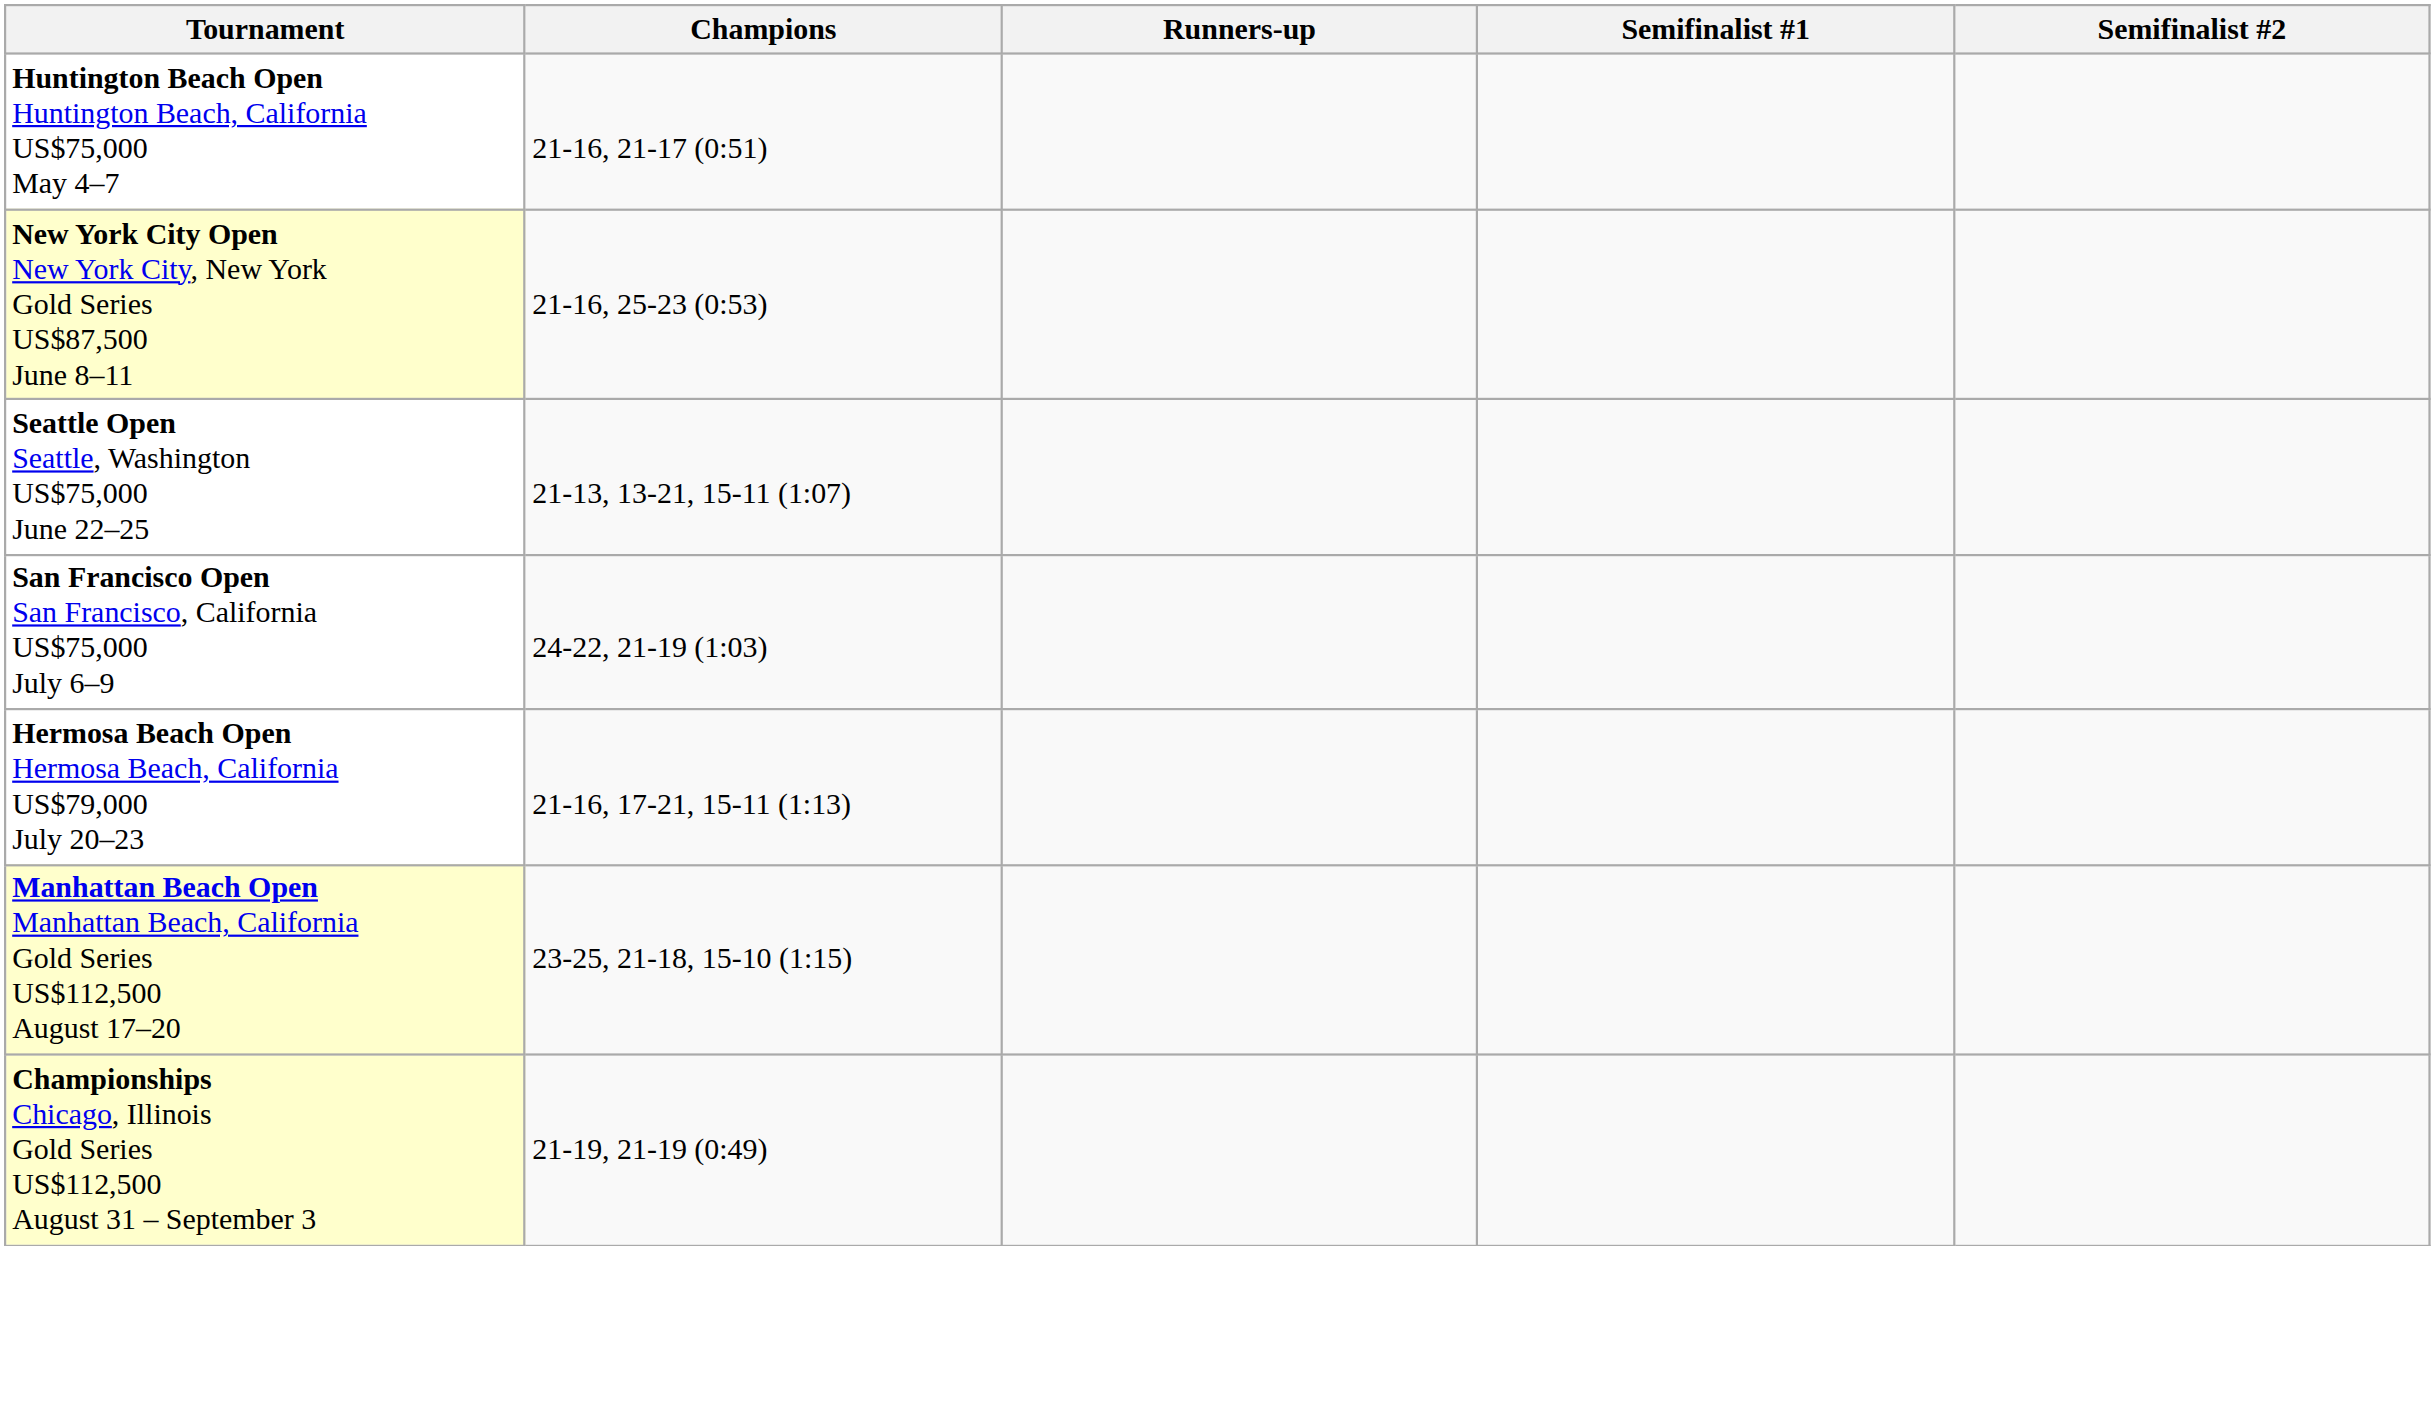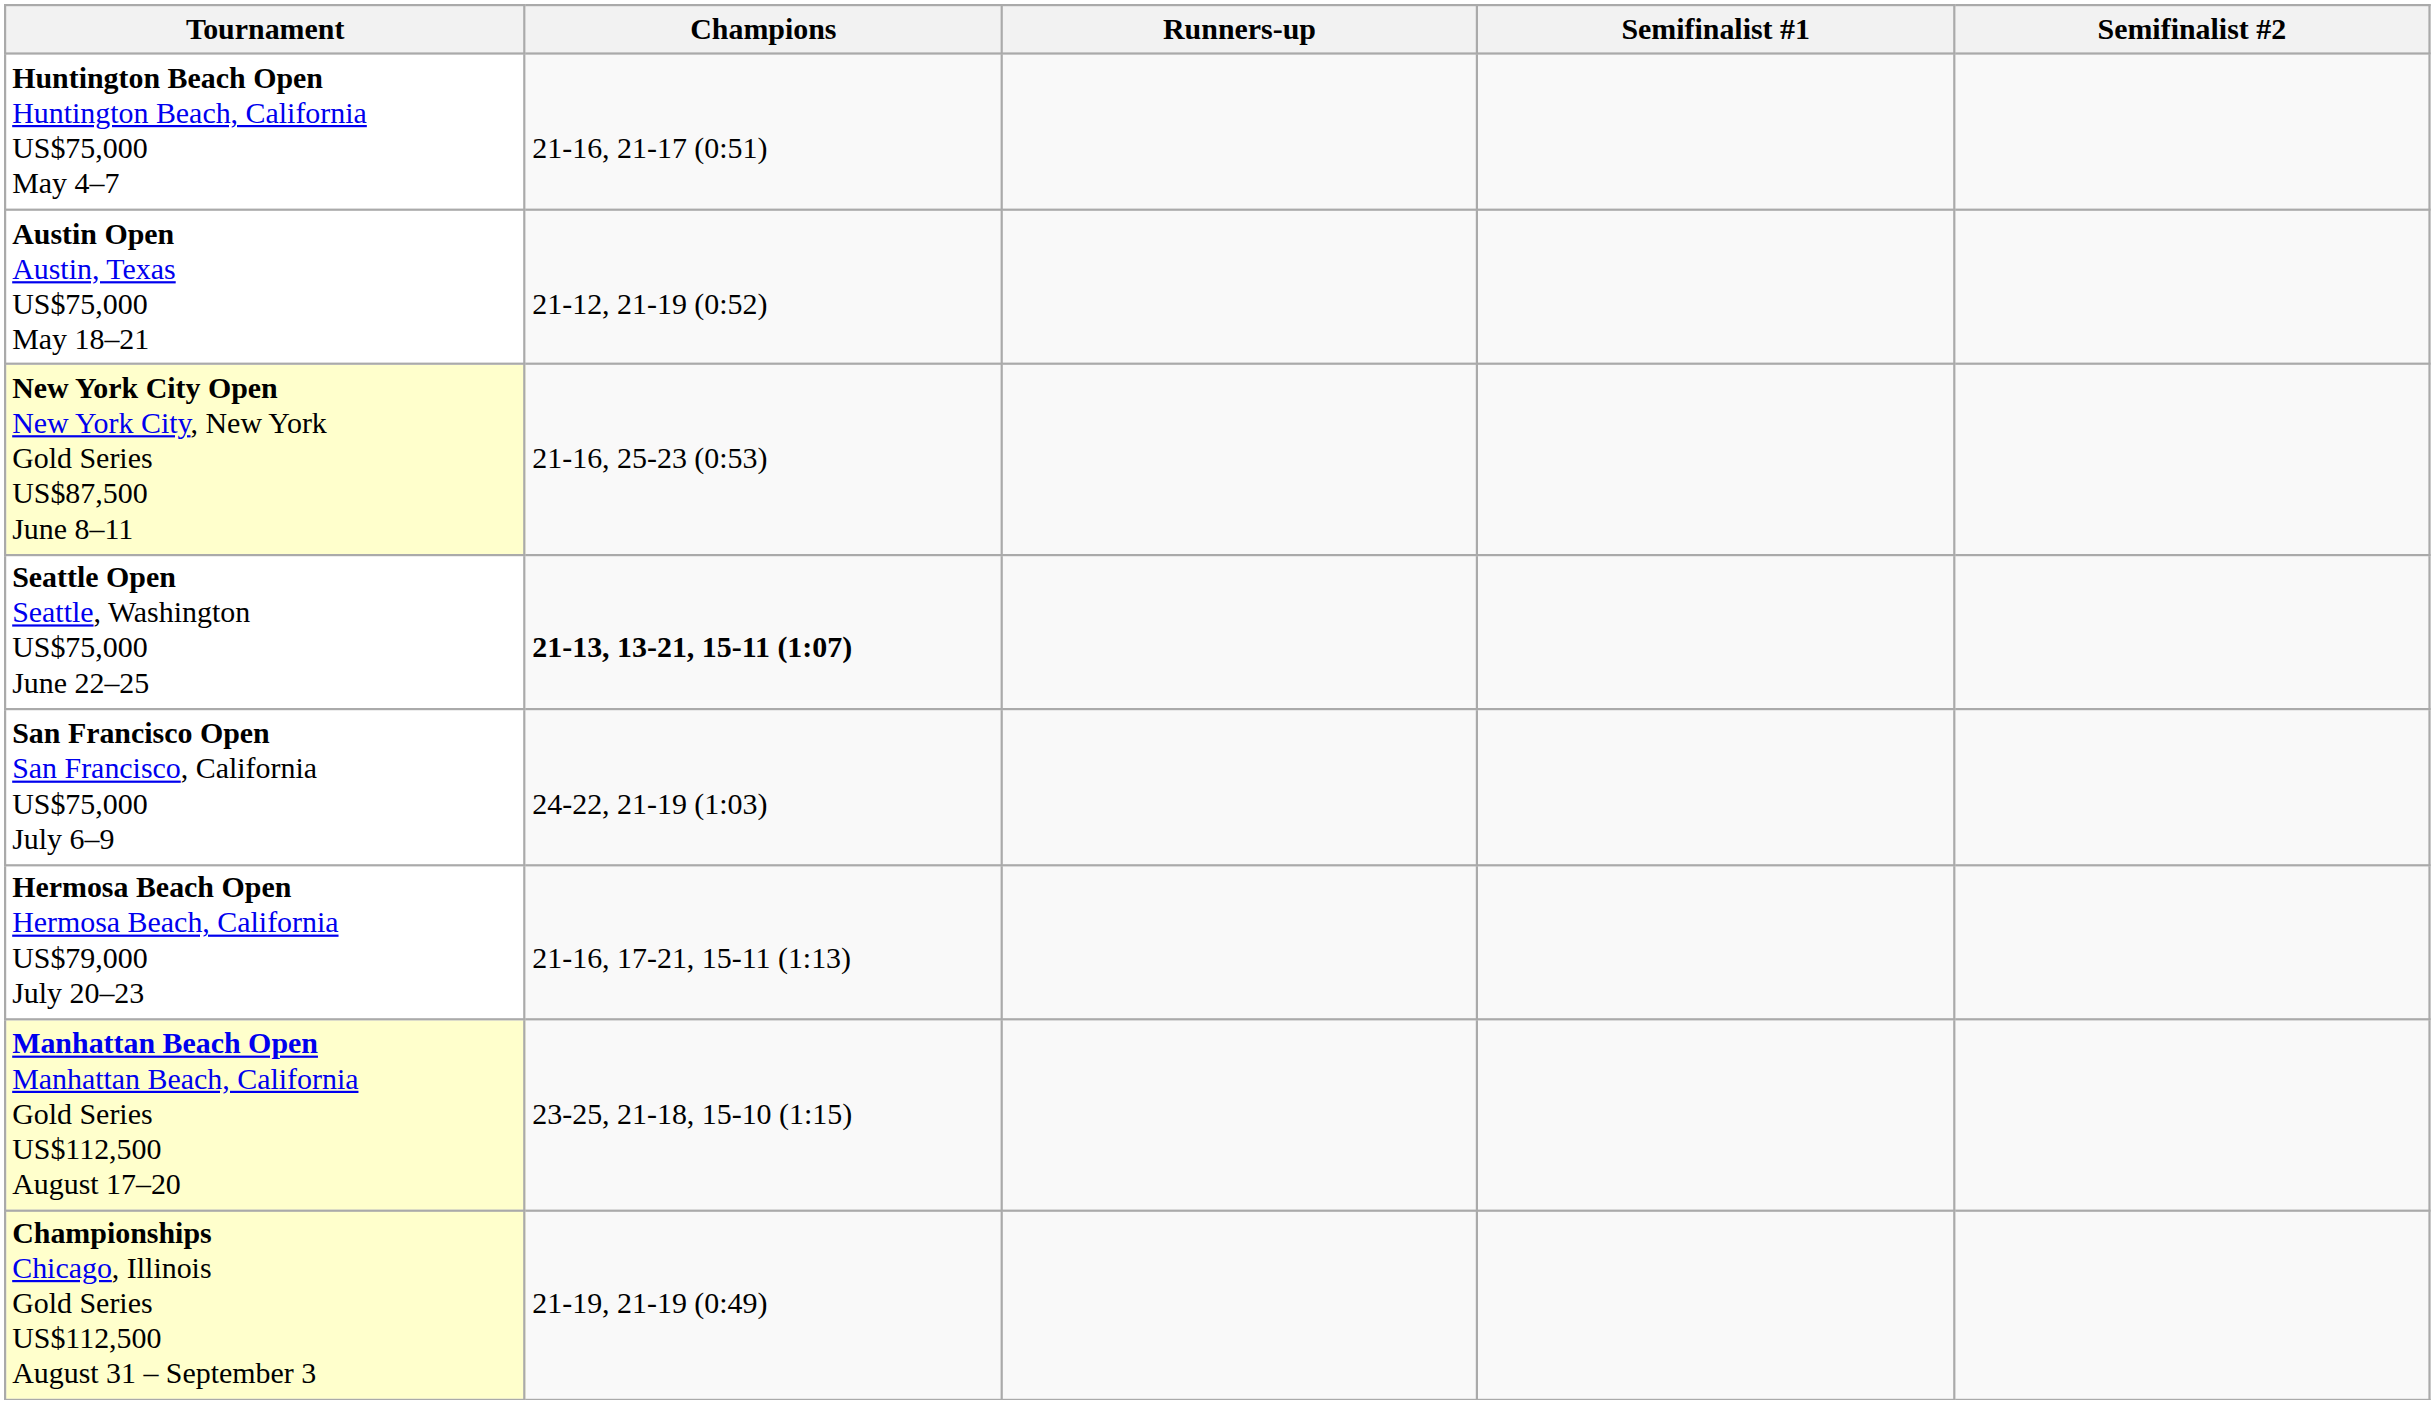+ row: (94, 285)
(692, 493) normal -> (692, 648) bold
